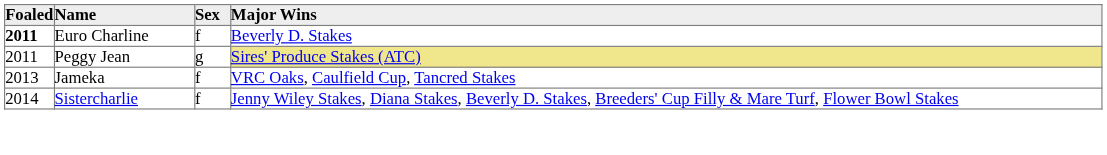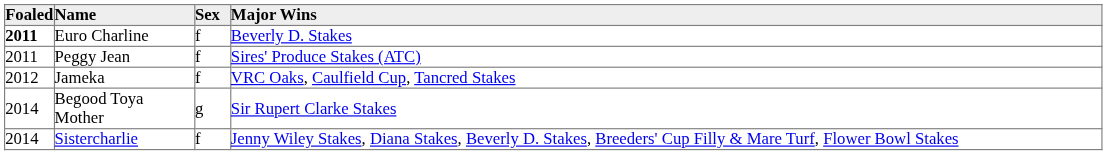(199, 56) g -> (198, 56) f
(326, 56) khaki background -> (326, 56) no background
(22, 77) 2013 -> (22, 77) 2012
+ row: (99, 108)
